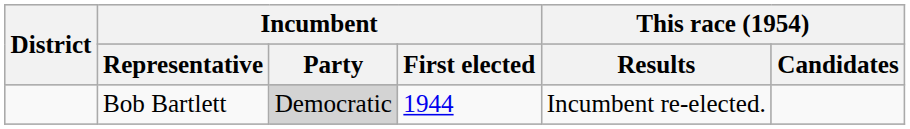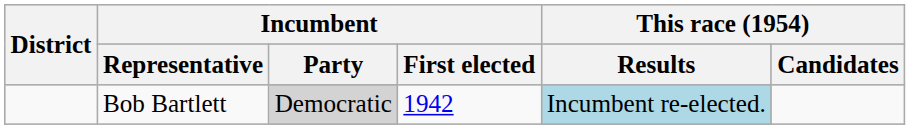(428, 104) 1944 -> (428, 104) 1942
(656, 104) no background -> (656, 104) lightblue background
